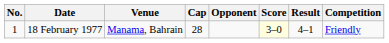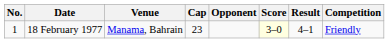(197, 29) 28 -> (197, 29) 23
